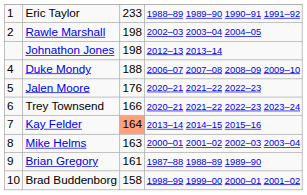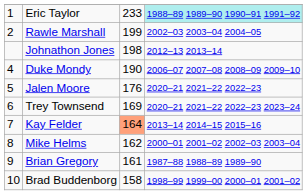(223, 14) no background -> (223, 14) paleturquoise background
(132, 32) 198 -> (132, 32) 199
(132, 69) 188 -> (132, 69) 190
(132, 106) 166 -> (132, 106) 169
(132, 143) 163 -> (132, 143) 162
